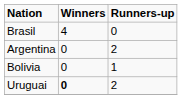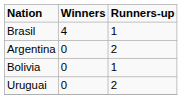(114, 31) 0 -> (114, 31) 1
(64, 85) bold -> (64, 85) normal
